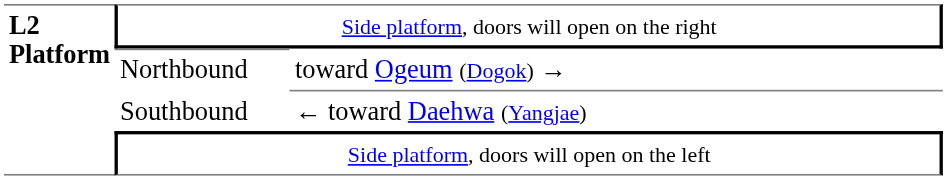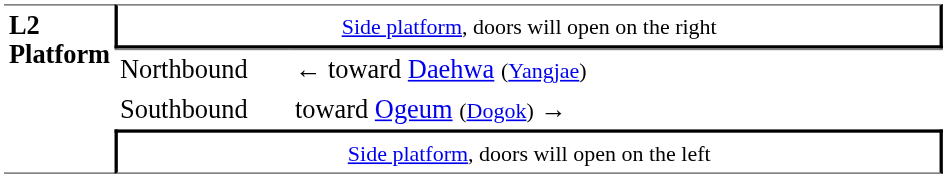(431, 68) toward Ogeum (Dogok) → -> (441, 69) ← toward Daehwa (Yangjae)
(441, 110) ← toward Daehwa (Yangjae) -> (431, 109) toward Ogeum (Dogok) →
